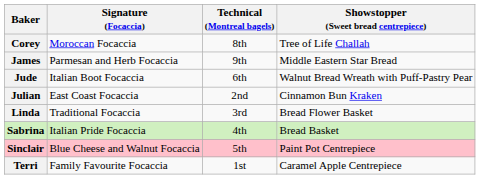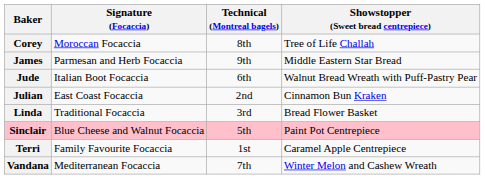- row: (26, 130)
+ row: (28, 165)
